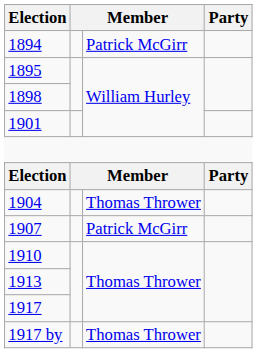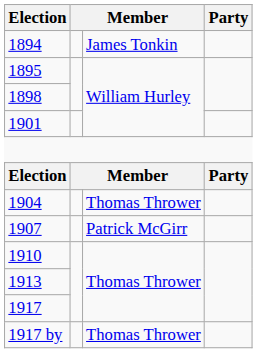(137, 44) Patrick McGirr -> (132, 44) James Tonkin
